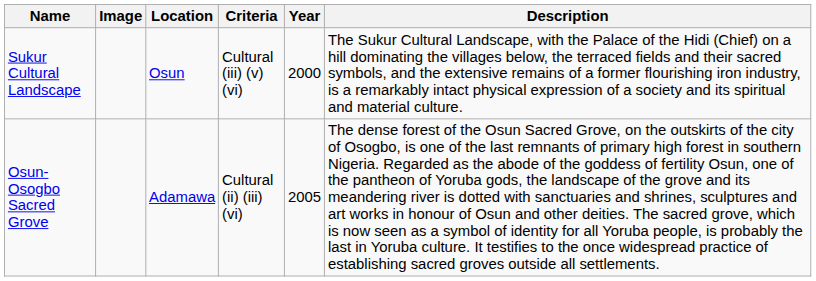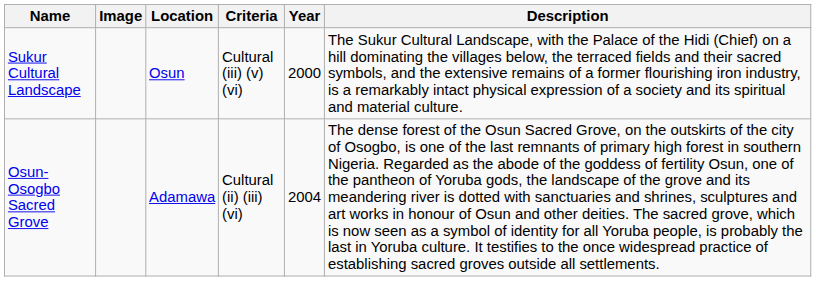(305, 197) 2005 -> (305, 197) 2004
